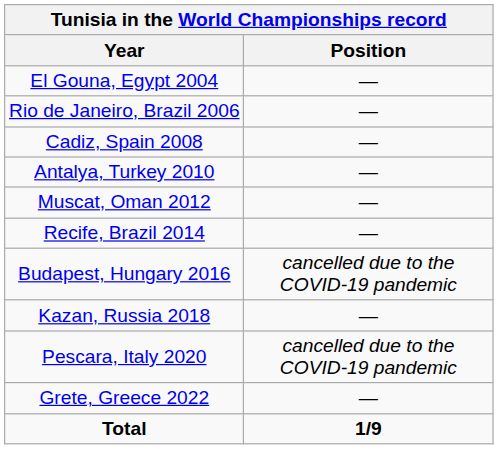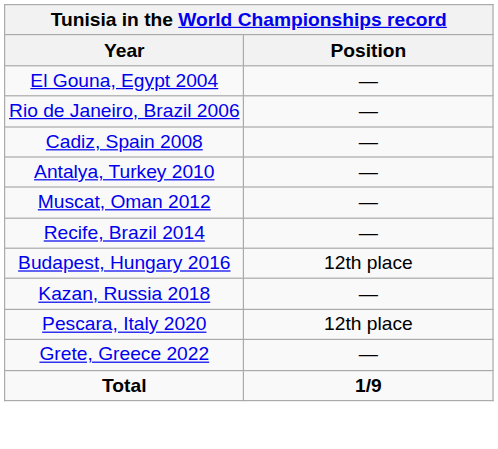(368, 274) cancelled due to the COVID-19 pandemic -> (368, 263) 12th place
(368, 356) cancelled due to the COVID-19 pandemic -> (368, 324) 12th place
